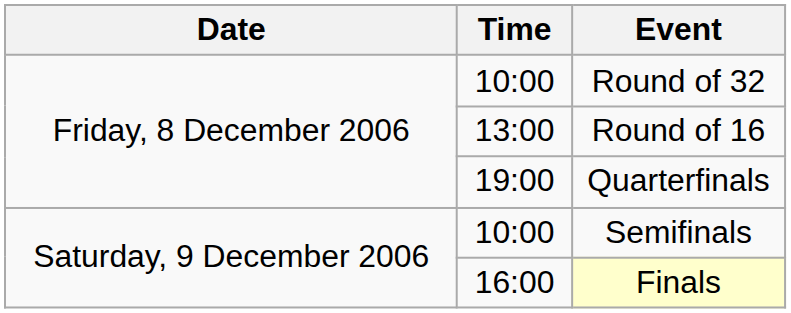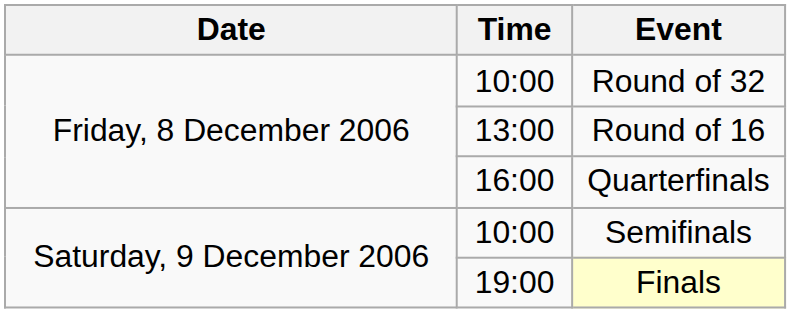(515, 181) 19:00 -> (515, 181) 16:00
(515, 282) 16:00 -> (515, 282) 19:00
